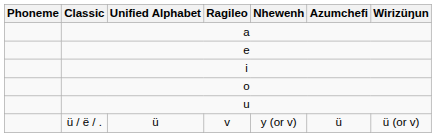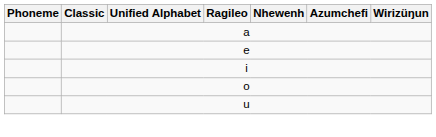- row: (84, 123)
